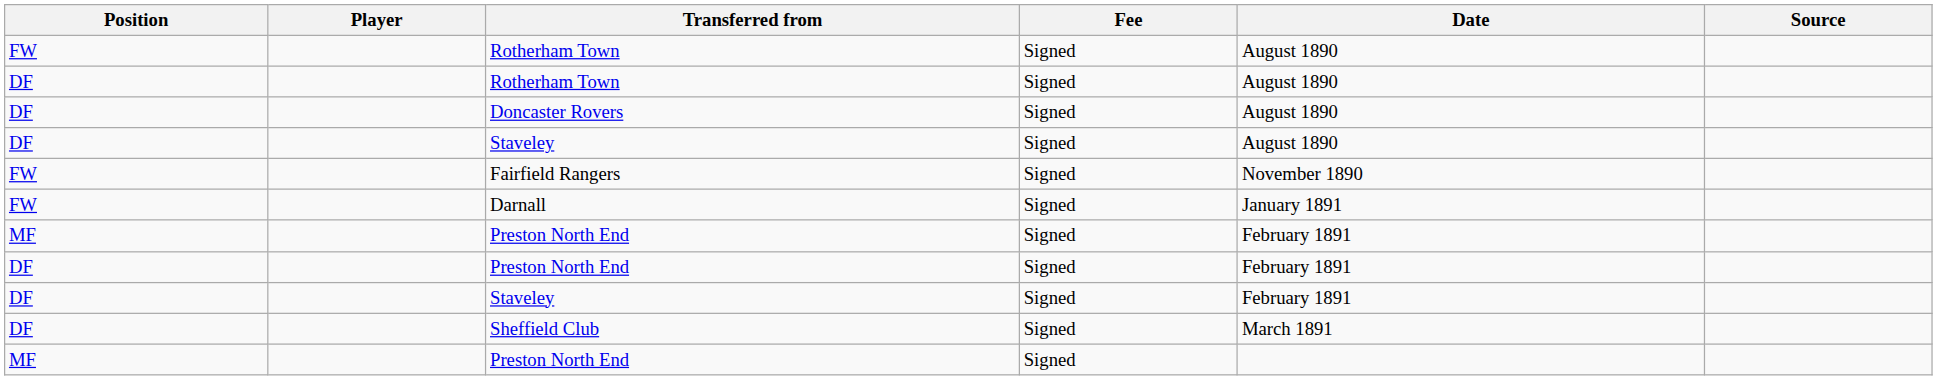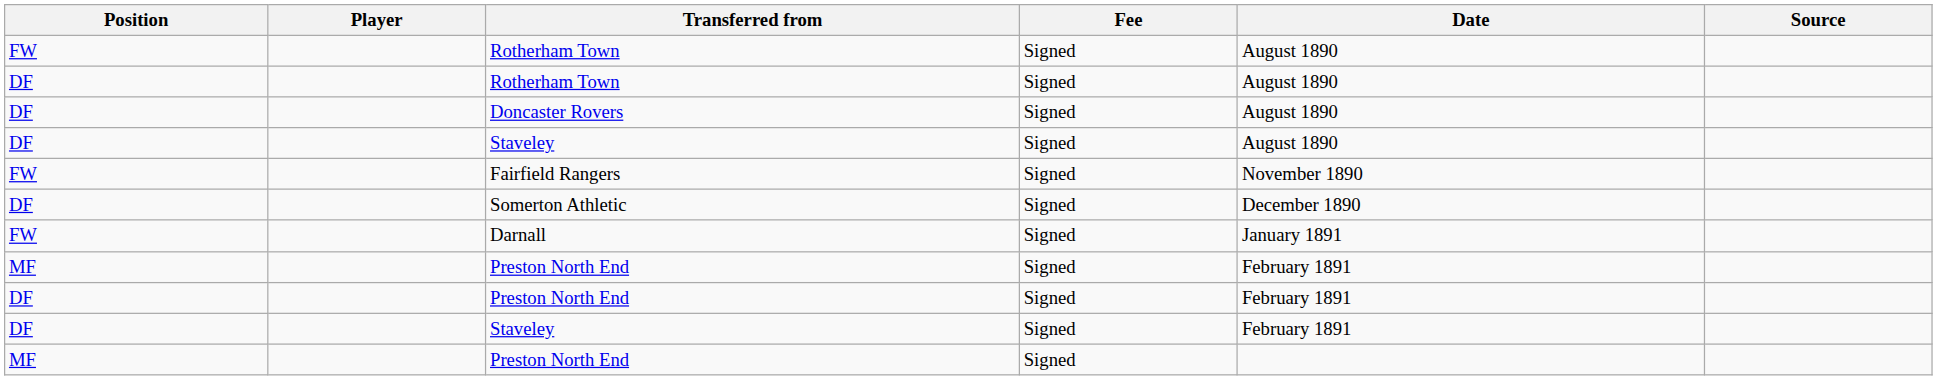+ row: (21, 205)
- row: (21, 328)
